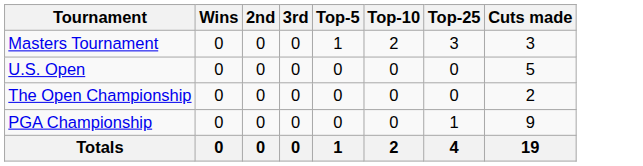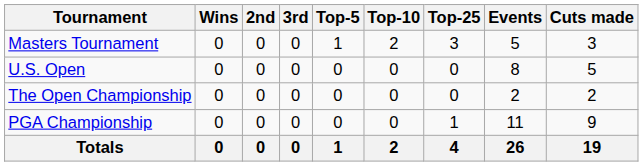+ column: (515, 17)
